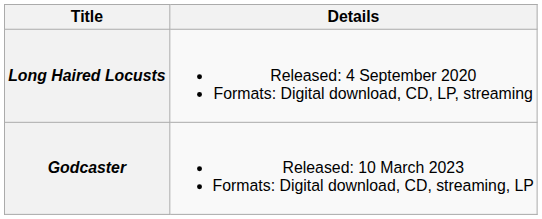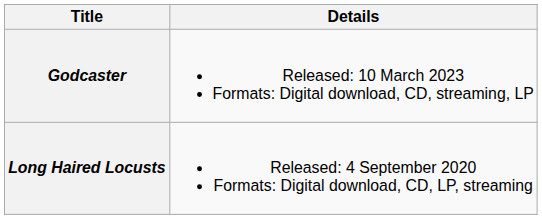rows swapped: (87, 75) <-> (87, 168)
